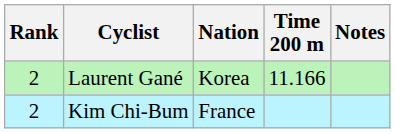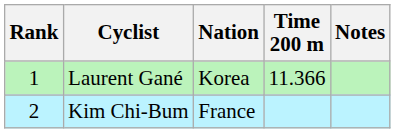(34, 77) 2 -> (34, 77) 1
(297, 77) 11.166 -> (297, 77) 11.366
